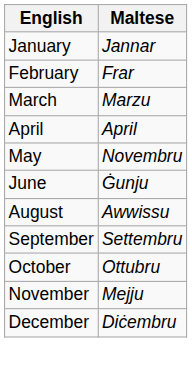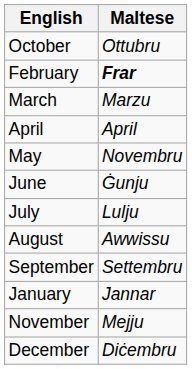rows swapped: (40, 45) <-> (40, 267)
(118, 73) normal -> (119, 73) bold
+ row: (24, 211)
